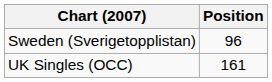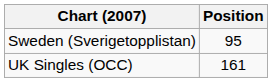(233, 41) 96 -> (233, 41) 95
